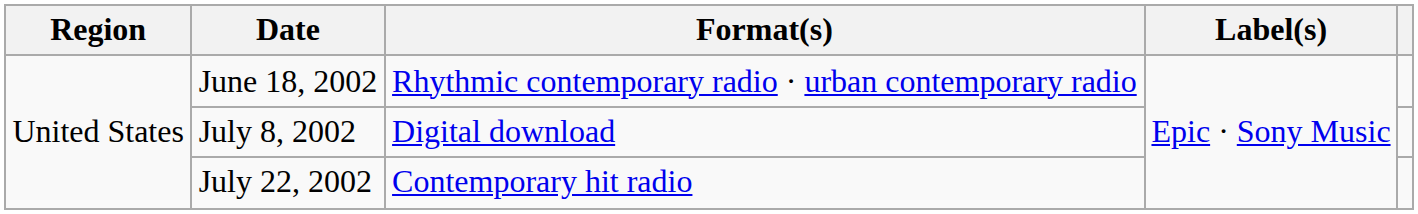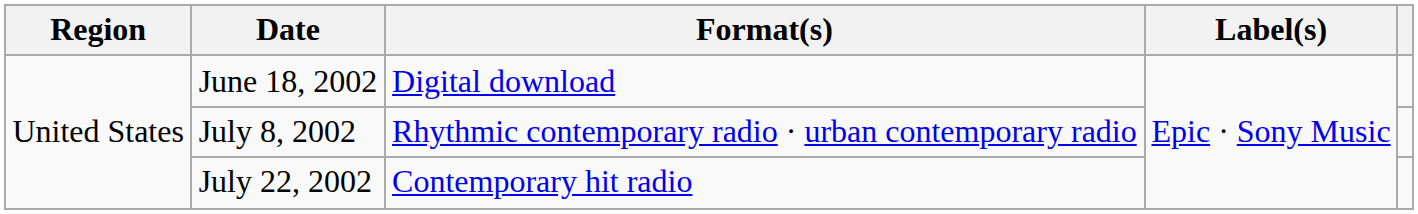(764, 80) Rhythmic contemporary radio · urban contemporary radio -> (504, 80) Digital download
(504, 131) Digital download -> (764, 131) Rhythmic contemporary radio · urban contemporary radio
